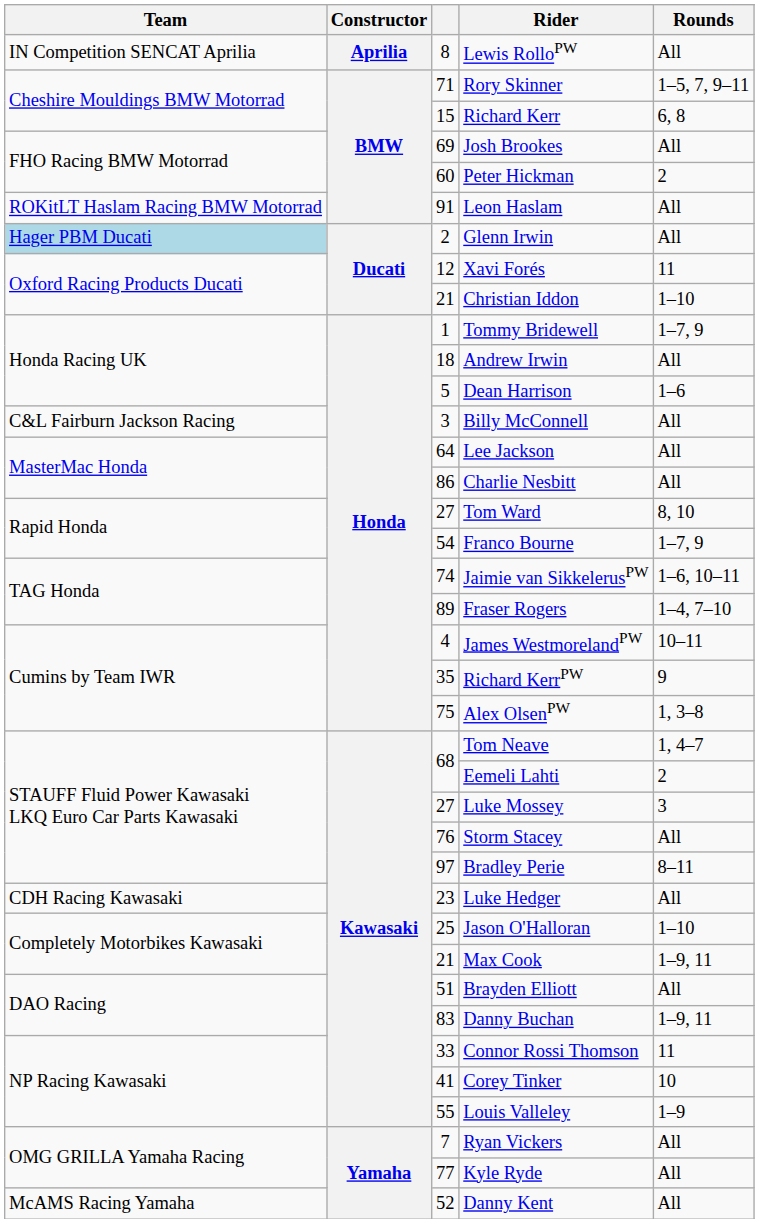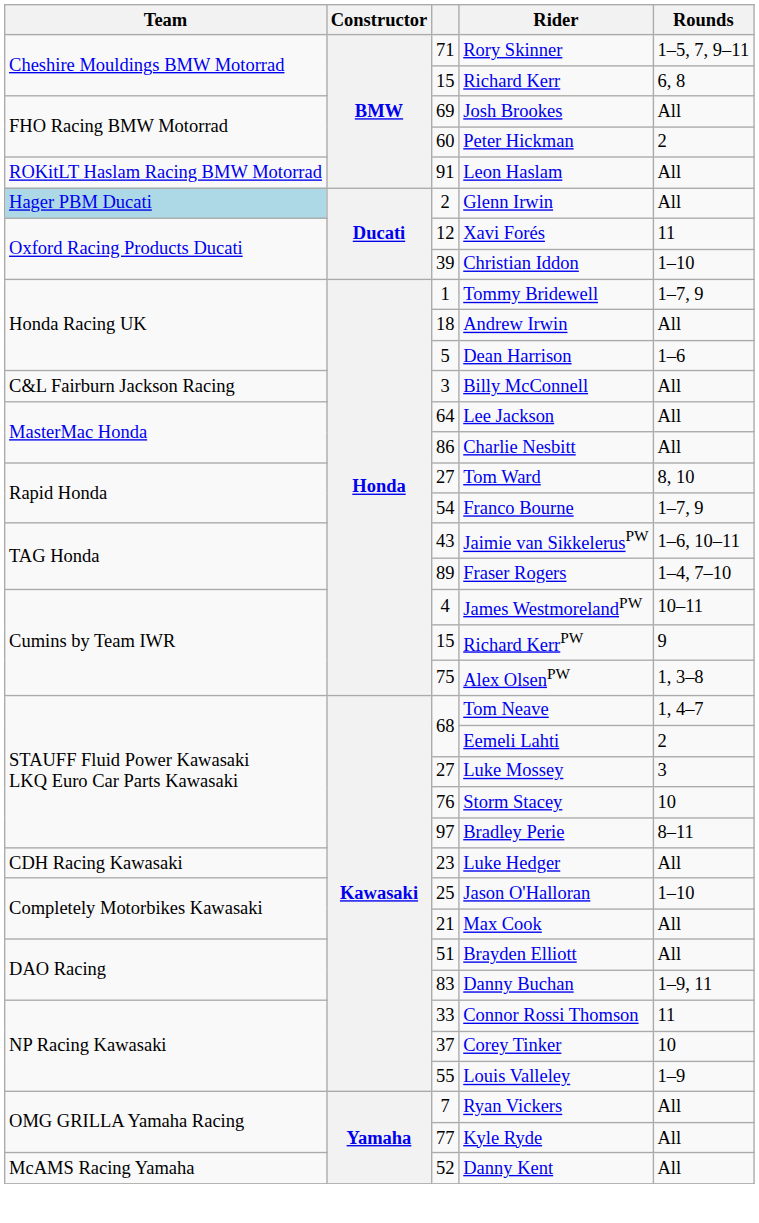- row: (520, 52)
(445, 298) 21 -> (445, 263) 39
(445, 575) 74 -> (445, 540) 43
(445, 676) 35 -> (445, 641) 15
(669, 836) All -> (667, 801) 10
(685, 958) 1–9, 11 -> (669, 923) All
(445, 1080) 41 -> (445, 1045) 37
